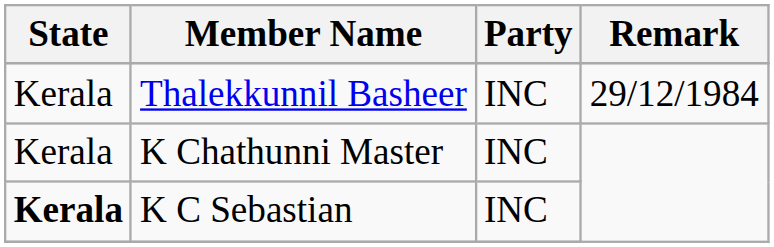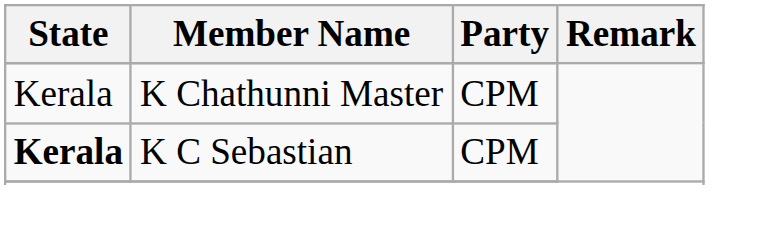- row: (303, 92)
(516, 151) INC -> (500, 92) CPM
(516, 210) INC -> (500, 151) CPM
